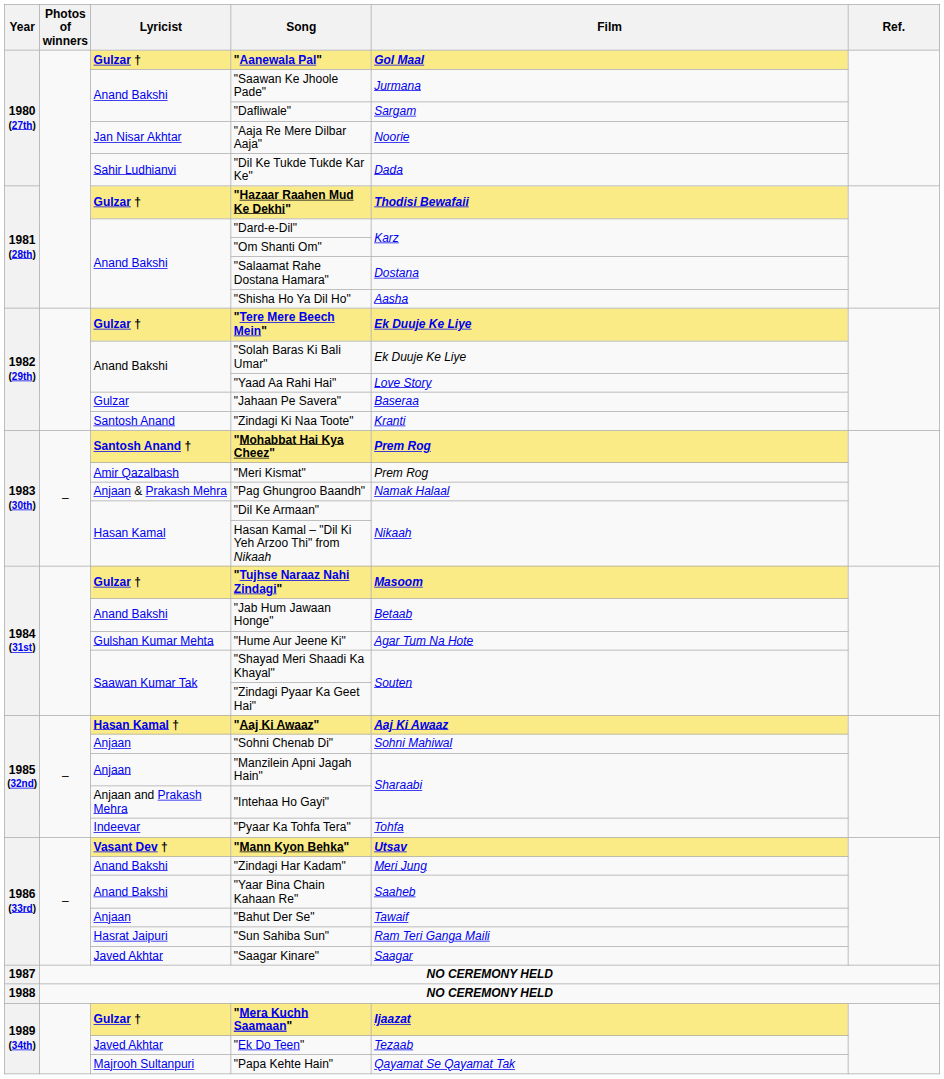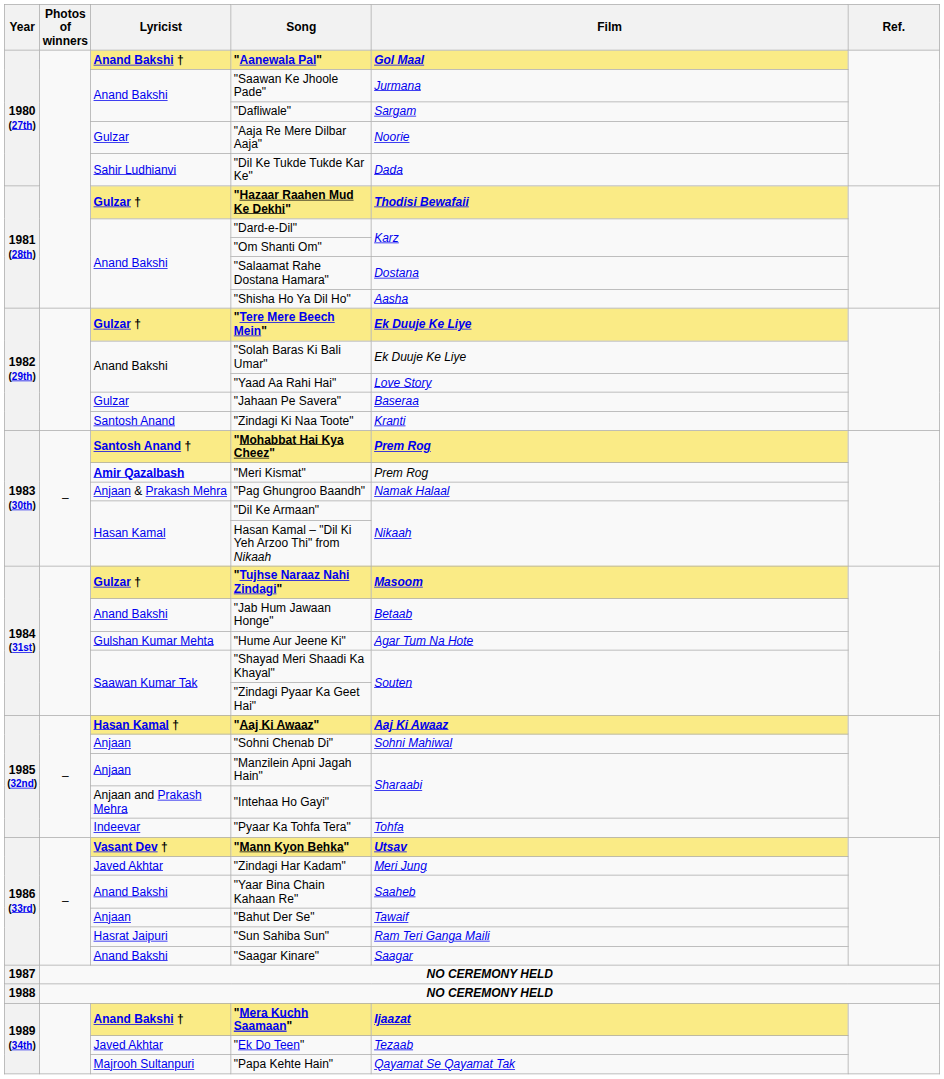(117, 60) Gulzar † -> (139, 60) Anand Bakshi †
(138, 137) Jan Nisar Akhtar -> (111, 137) Gulzar
(136, 472) normal -> (139, 472) bold
(131, 866) Anand Bakshi -> (128, 866) Javed Akhtar
(128, 955) Javed Akhtar -> (131, 955) Anand Bakshi
(117, 1019) Gulzar † -> (139, 1019) Anand Bakshi †
